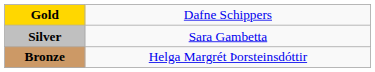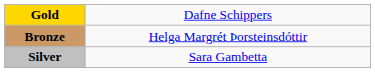rows swapped: (45, 36) <-> (45, 57)
